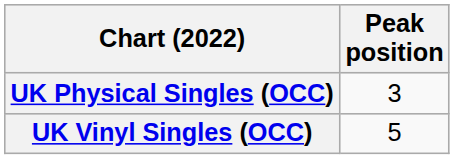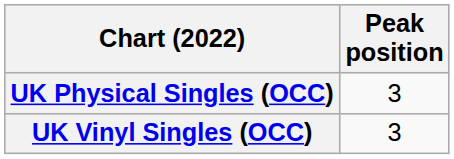(395, 133) 5 -> (395, 133) 3
